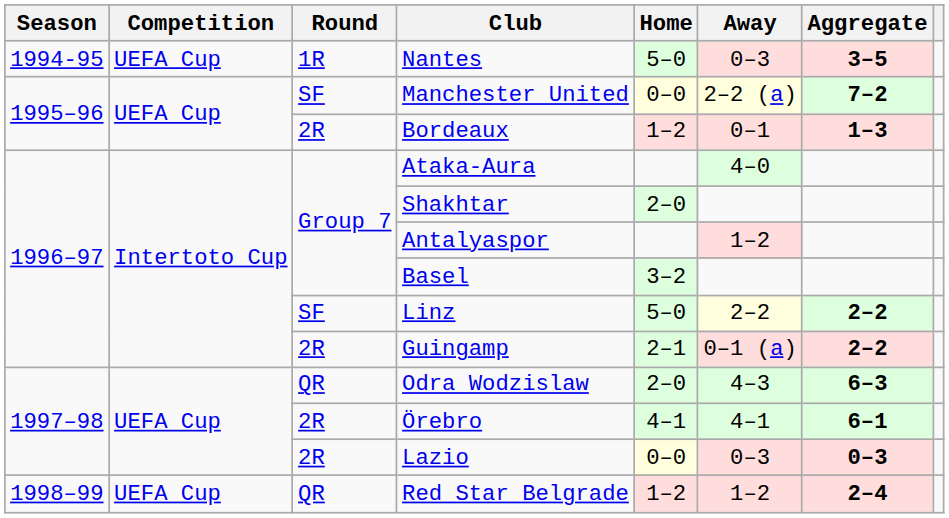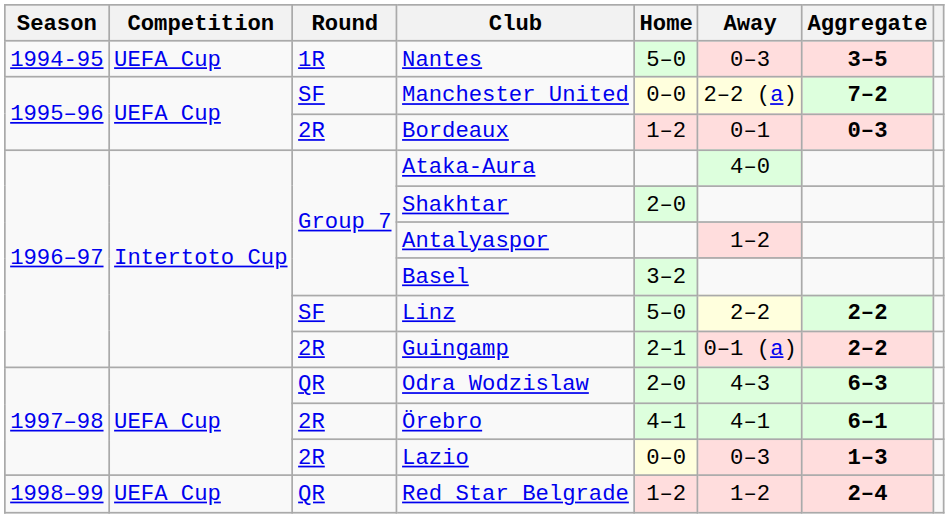(867, 132) 1–3 -> (867, 132) 0–3
(867, 458) 0–3 -> (867, 458) 1–3
